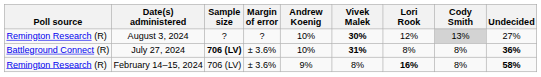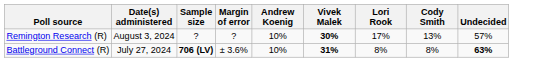(409, 36) 12% -> (381, 36) 17%
(460, 36) lightgrey background -> (432, 36) no background
(512, 36) 27% -> (483, 36) 57%
(512, 51) 36% -> (483, 51) 63%
- row: (158, 65)
